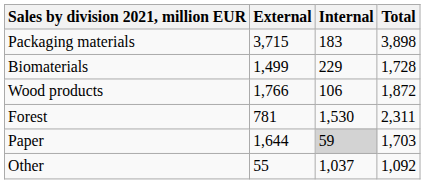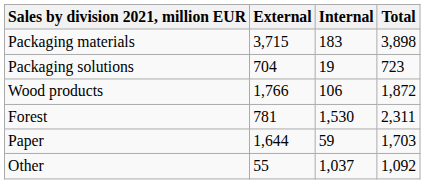+ row: (71, 66)
- row: (48, 66)
(327, 141) lightgrey background -> (327, 141) no background
